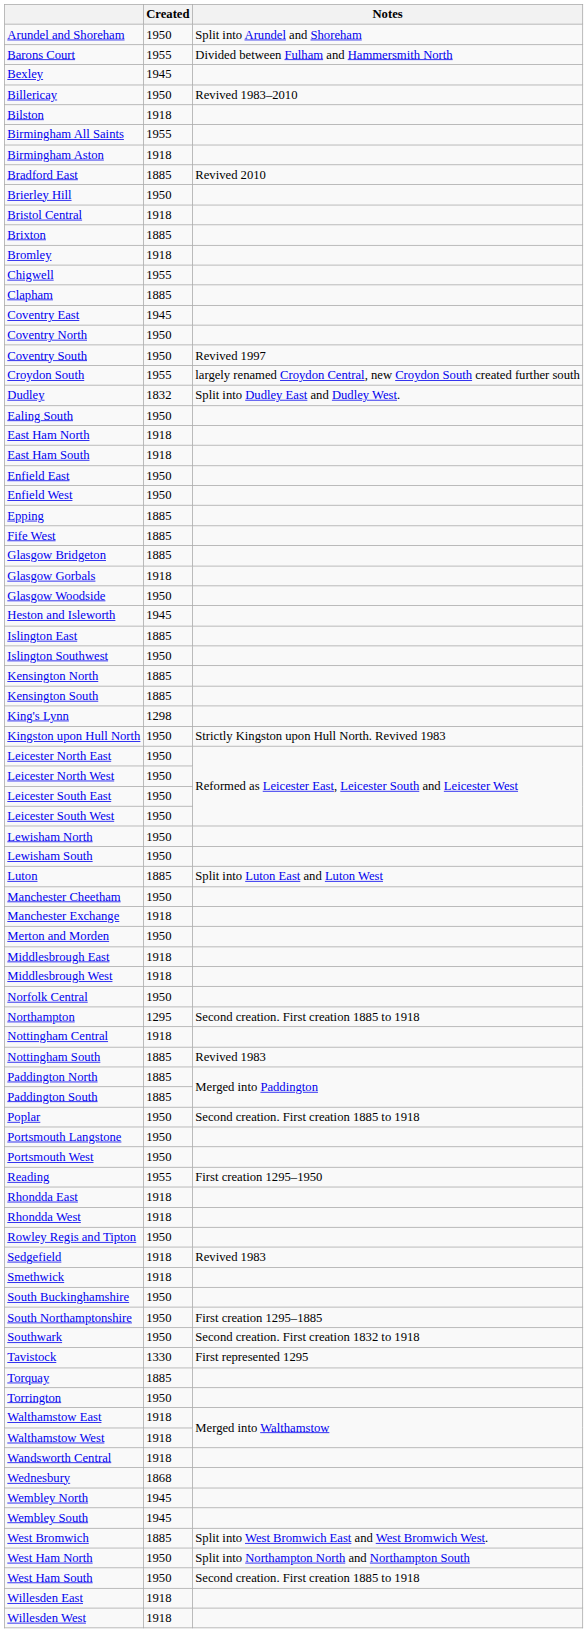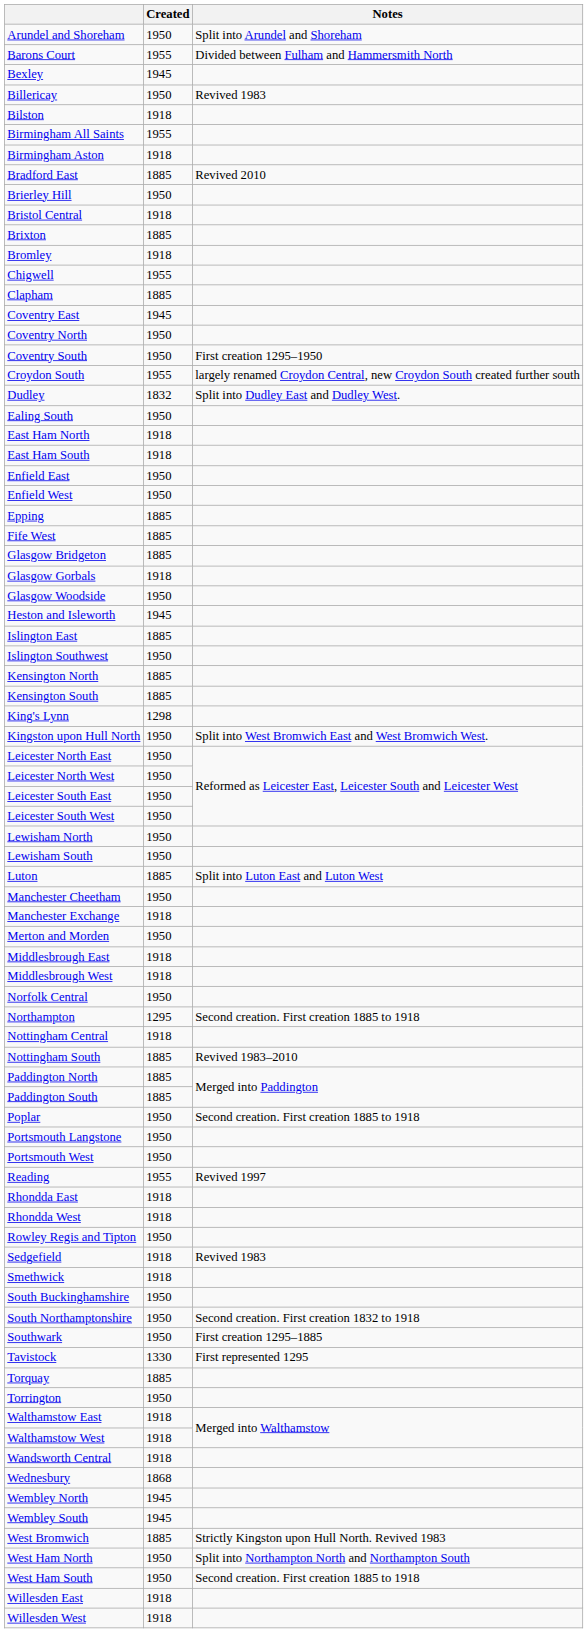(246, 94) Revived 1983–2010 -> (231, 94) Revived 1983
(231, 355) Revived 1997 -> (259, 355) First creation 1295–1950
(320, 736) Strictly Kingston upon Hull North. Revived 1983 -> (342, 736) Split into West Bromwich East and West Bromwich West.
(231, 1056) Revived 1983 -> (246, 1056) Revived 1983–2010
(259, 1177) First creation 1295–1950 -> (231, 1177) Revived 1997
(259, 1317) First creation 1295–1885 -> (307, 1317) Second creation. First creation 1832 to 1918
(307, 1337) Second creation. First creation 1832 to 1918 -> (259, 1337) First creation 1295–1885
(342, 1538) Split into West Bromwich East and West Bromwich West. -> (320, 1538) Strictly Kingston upon Hull North. Revived 1983
